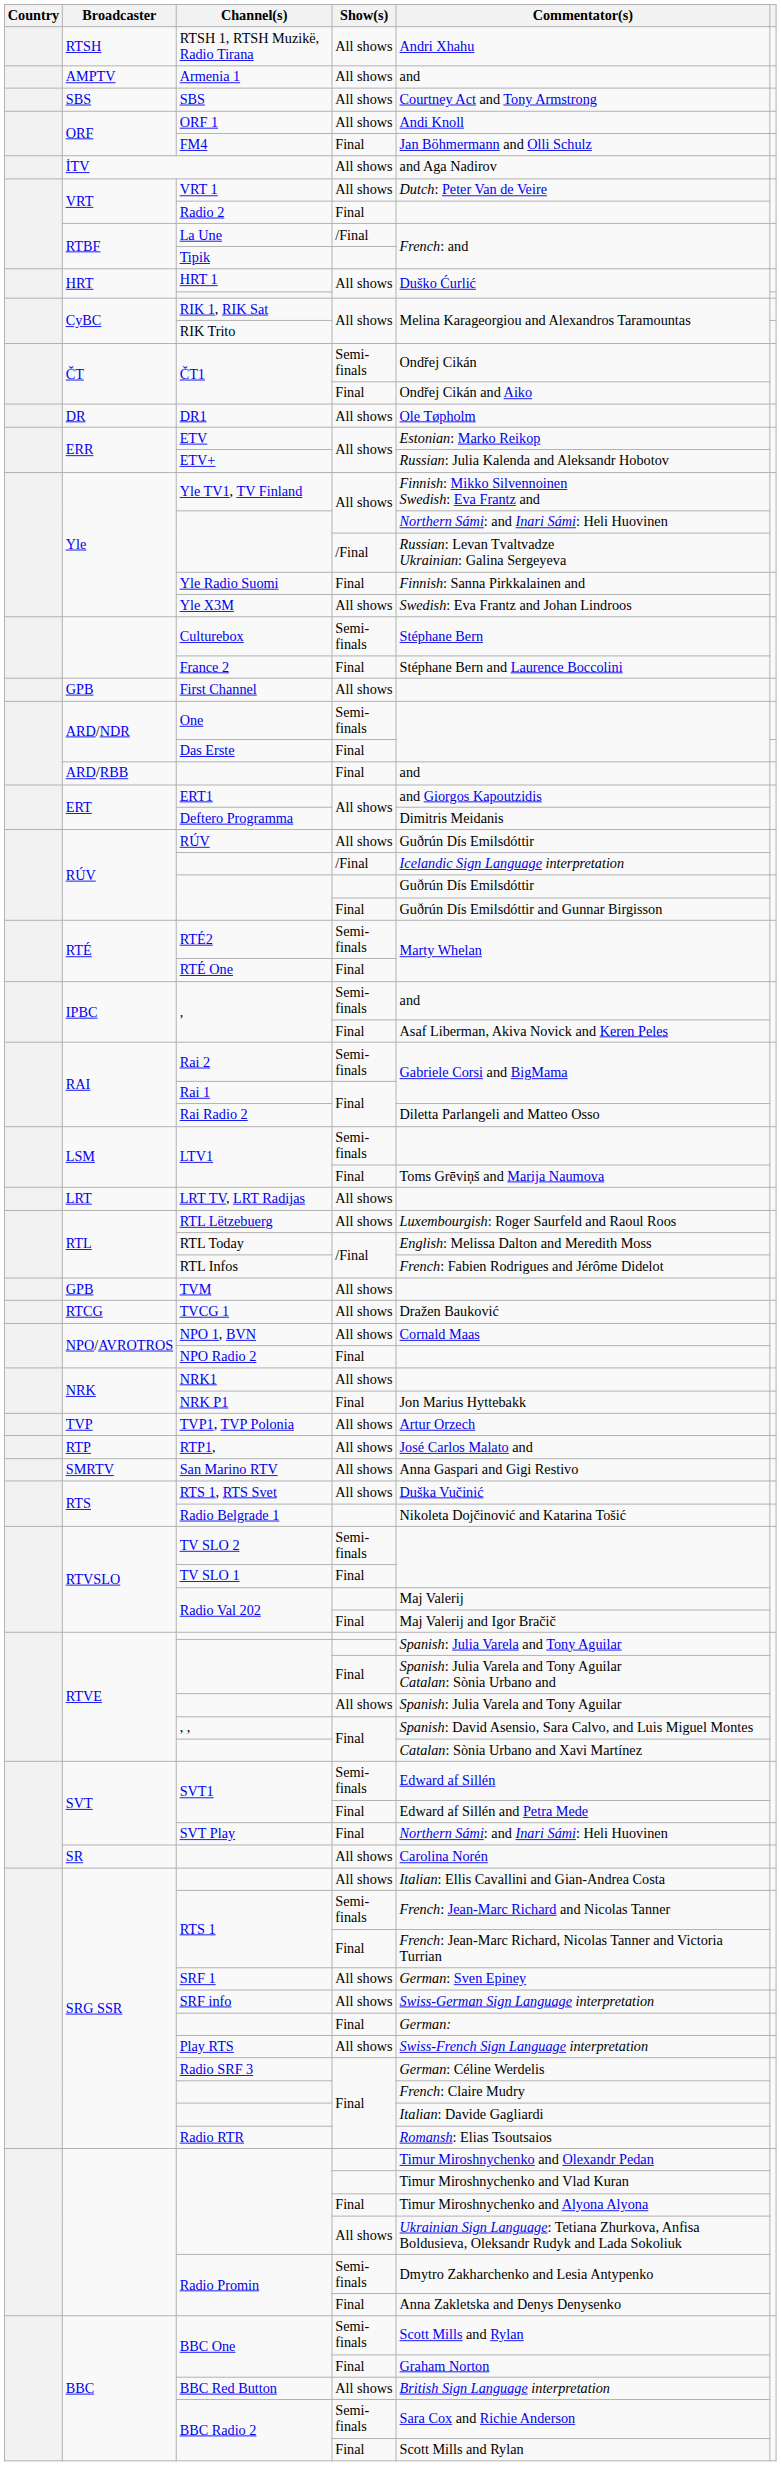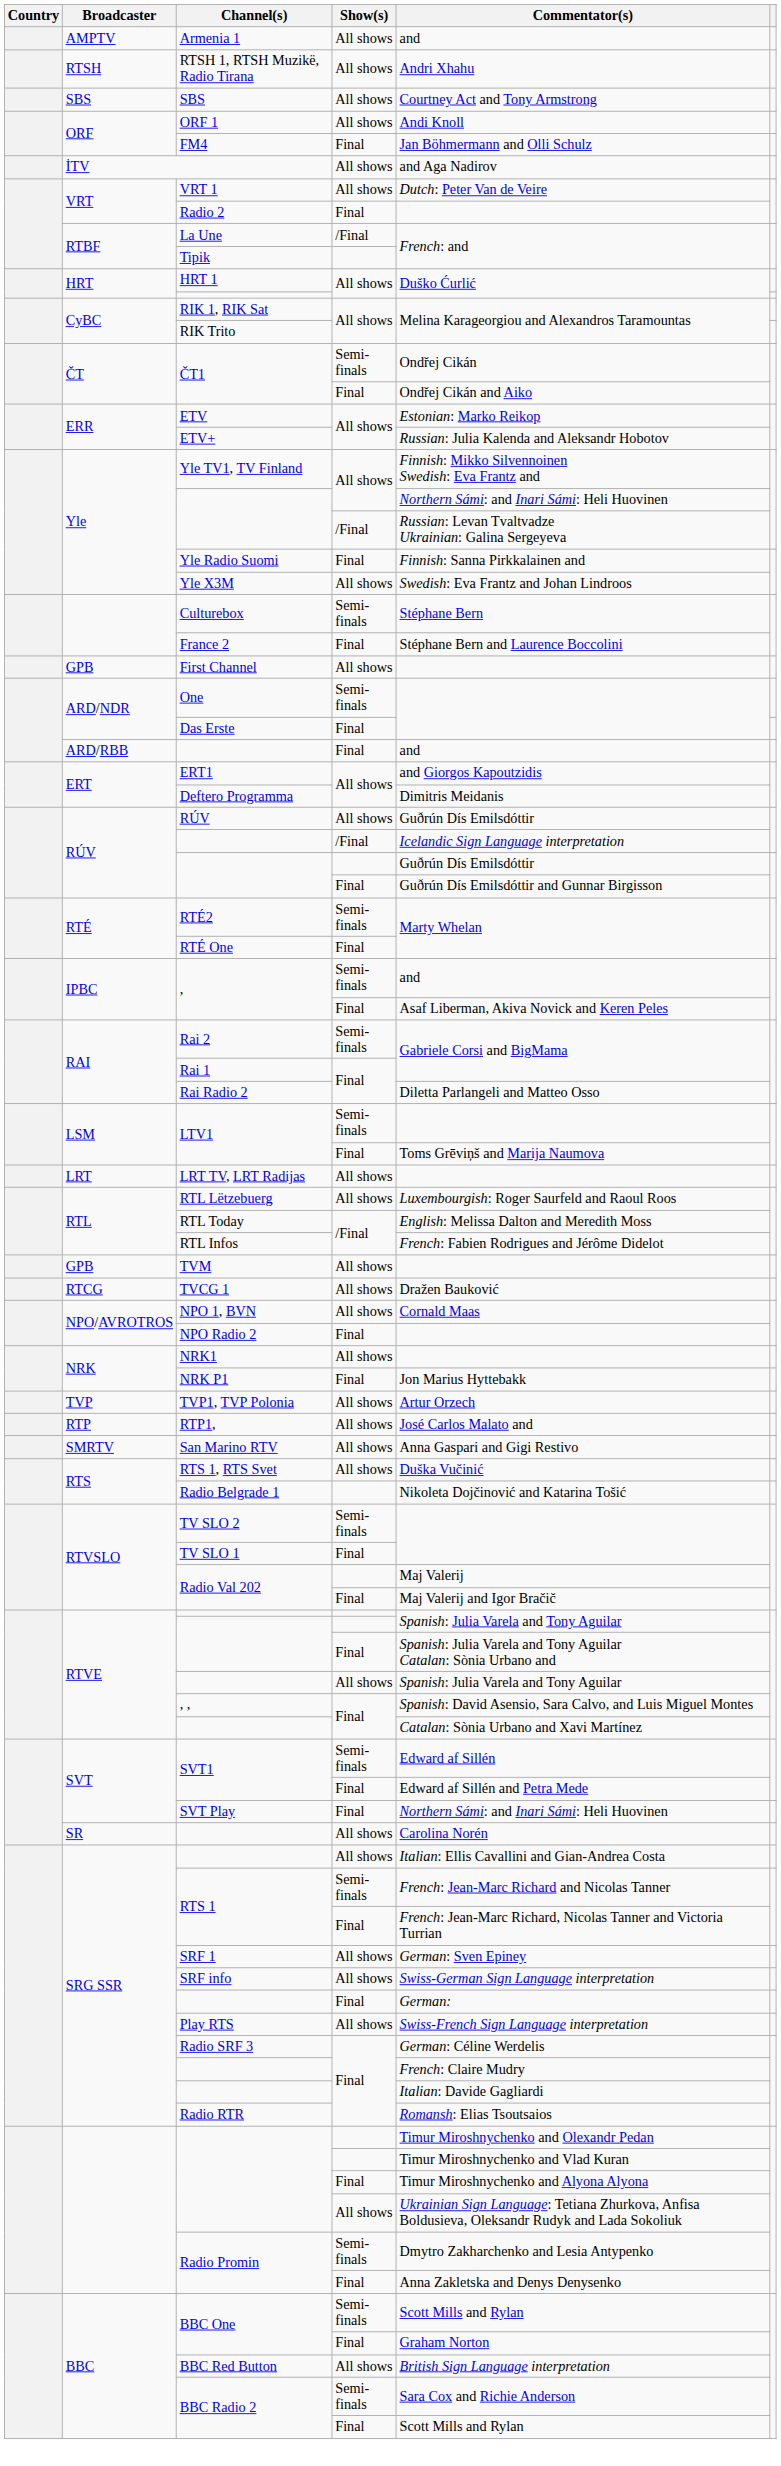rows swapped: (249, 46) <-> (210, 76)
- row: (193, 415)
